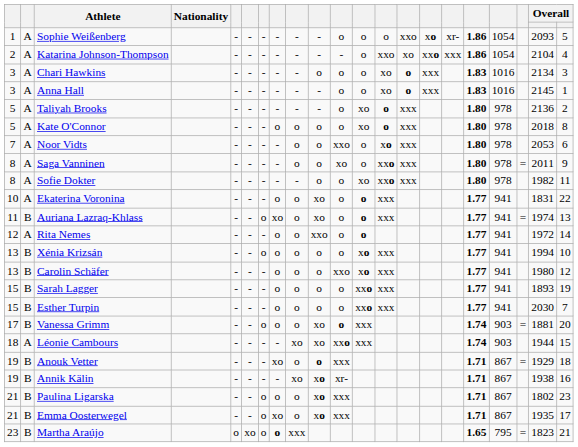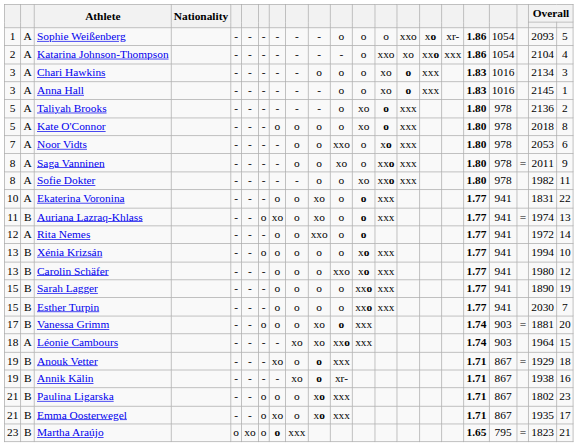(543, 288) 1893 -> (543, 288) 1890
(543, 343) 1944 -> (543, 343) 1964
(319, 379) xo -> (319, 379) o
